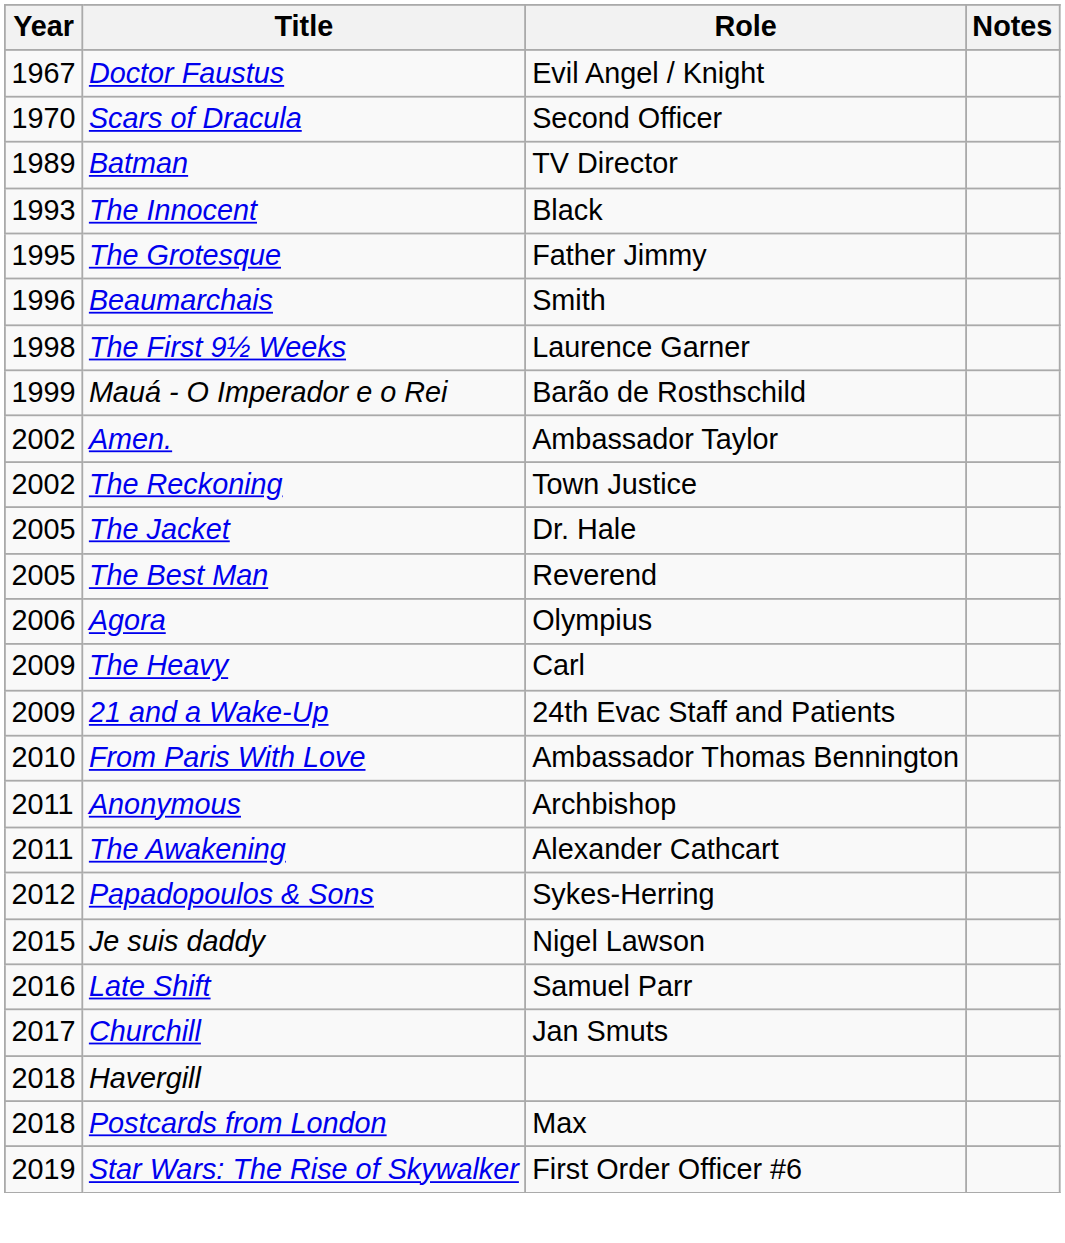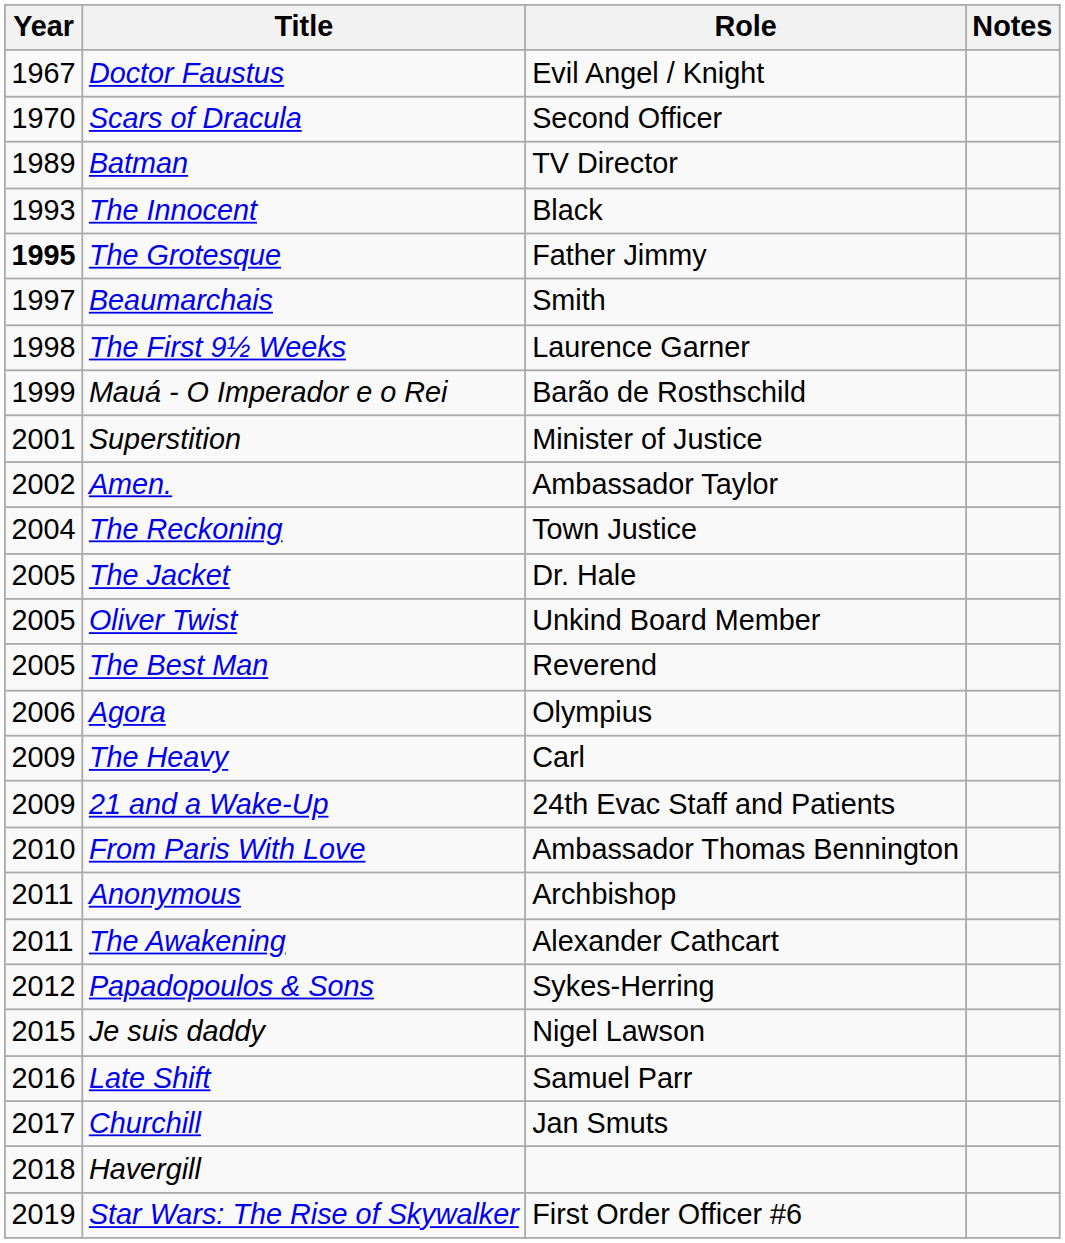(44, 255) normal -> (44, 255) bold
(44, 301) 1996 -> (44, 301) 1997
+ row: (165, 438)
(44, 484) 2002 -> (44, 529) 2004
+ row: (163, 621)
- row: (238, 1123)
